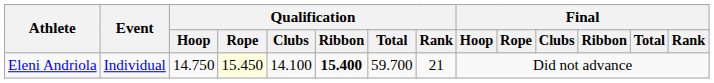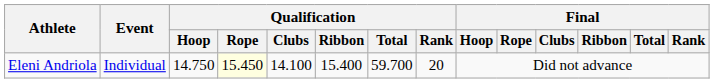(341, 65) bold -> (341, 65) normal
(436, 65) 21 -> (436, 65) 20
